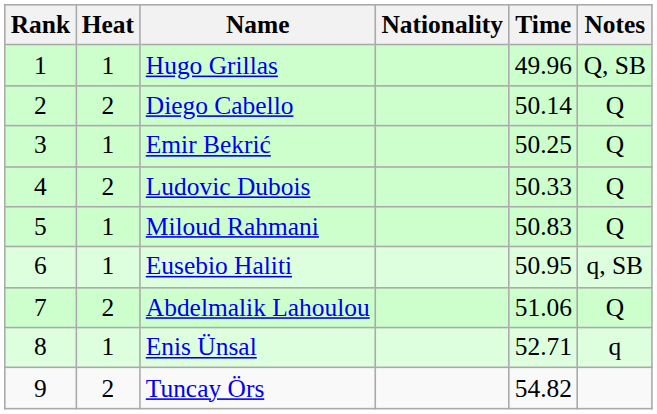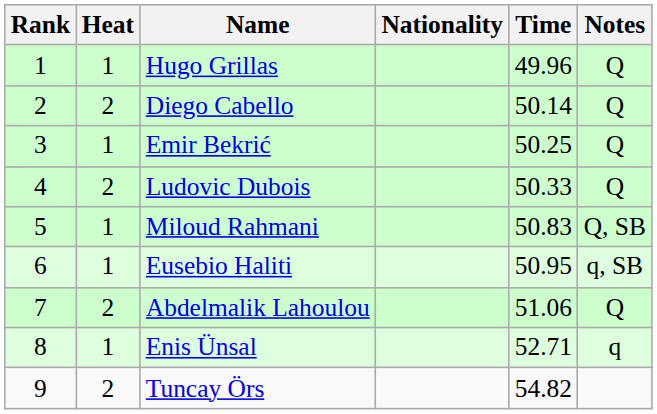(615, 65) Q, SB -> (615, 65) Q
(615, 226) Q -> (615, 226) Q, SB
